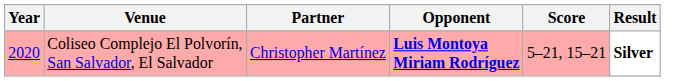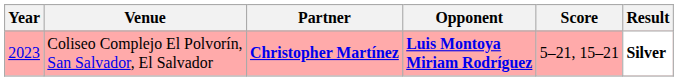(24, 53) 2020 -> (24, 53) 2023
(318, 53) normal -> (324, 53) bold
